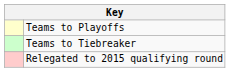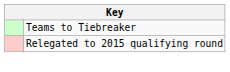- row: (75, 28)
